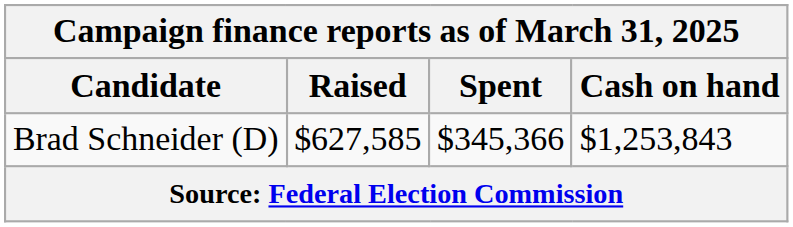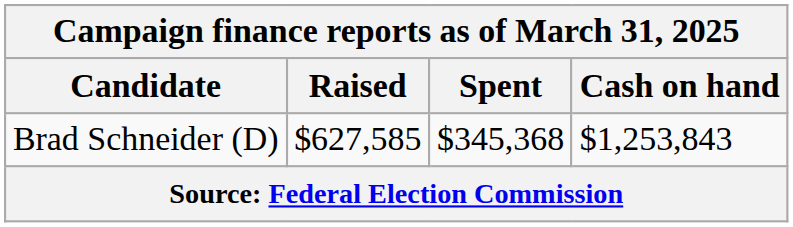(501, 138) $345,366 -> (501, 138) $345,368
